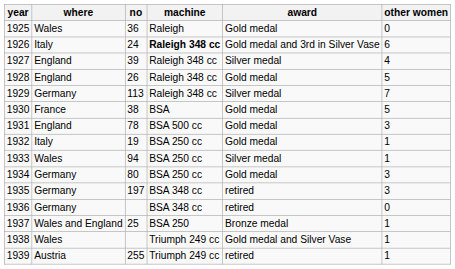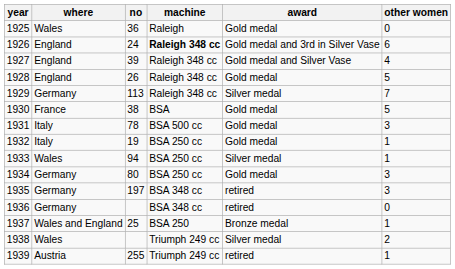(44, 45) Italy -> (53, 45) England
(253, 61) Silver medal -> (288, 61) Gold medal and Silver Vase
(53, 126) England -> (44, 126) Italy
(288, 239) Gold medal and Silver Vase -> (253, 239) Silver medal
(387, 239) 1 -> (387, 239) 2
